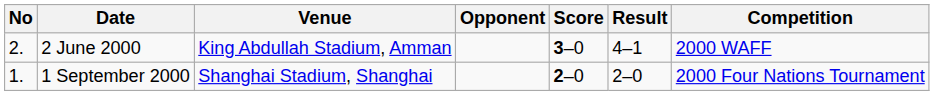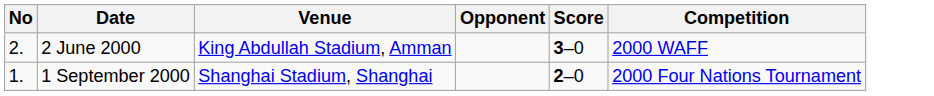- column: (640, 18)
